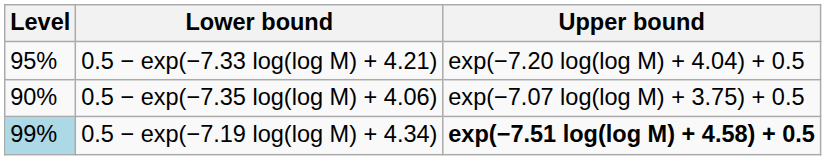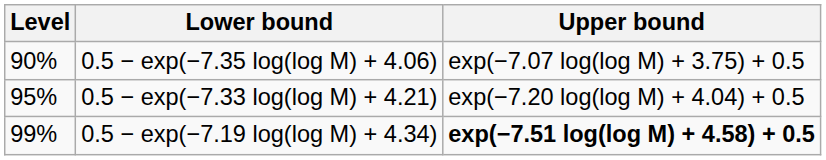rows swapped: (259, 97) <-> (259, 60)
(34, 135) lightblue background -> (34, 135) no background
